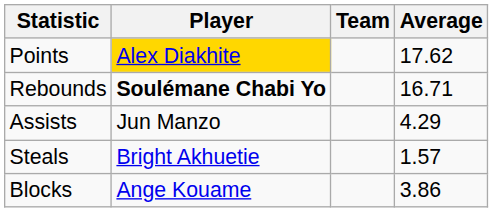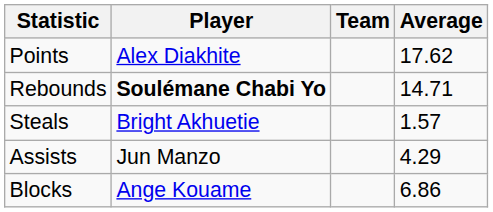(179, 55) gold background -> (179, 55) no background
(426, 88) 16.71 -> (426, 88) 14.71
rows swapped: (43, 122) <-> (39, 156)
(420, 190) 3.86 -> (420, 190) 6.86
